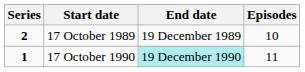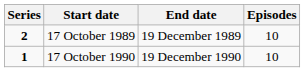(191, 56) paleturquoise background -> (191, 56) no background
(272, 56) 11 -> (272, 56) 10
